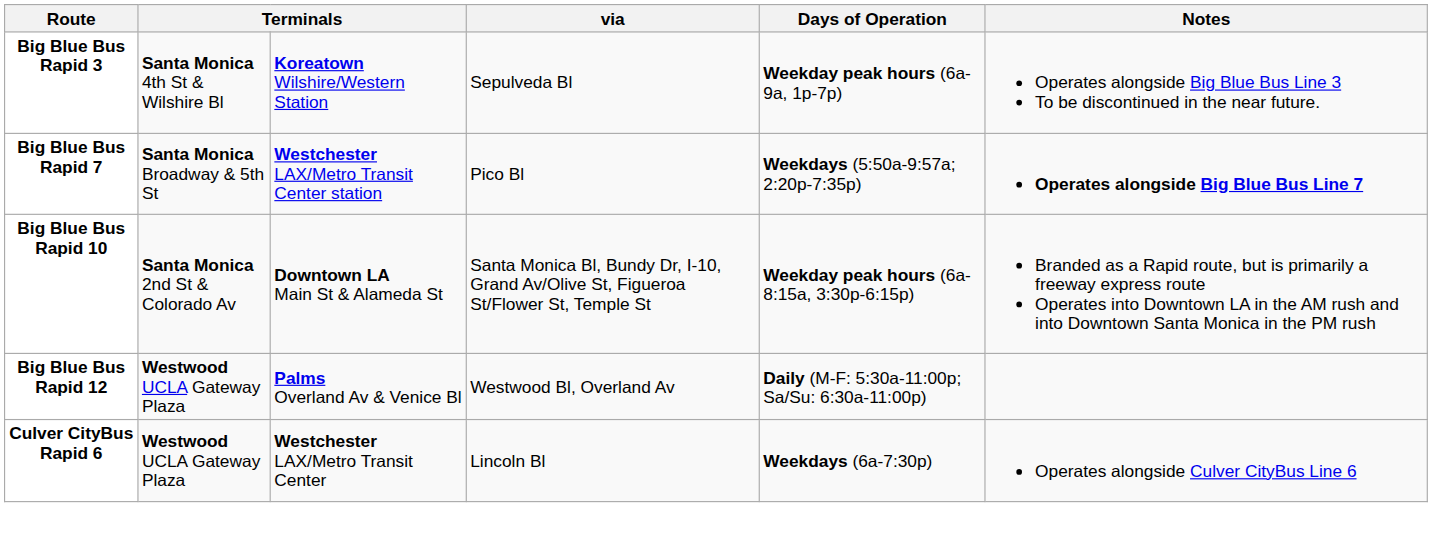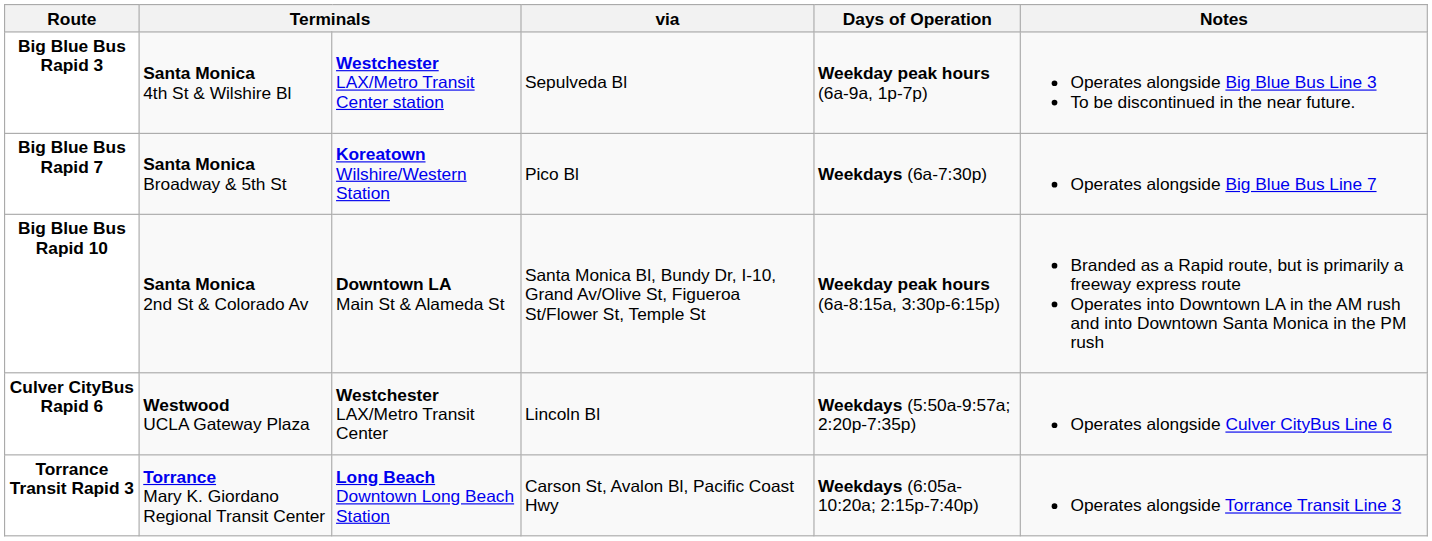(340, 83) Koreatown Wilshire/Western Station -> (405, 83) Westchester LAX/Metro Transit Center station
(344, 174) Westchester LAX/Metro Transit Center station -> (401, 174) Koreatown Wilshire/Western Station
(859, 174) Weekdays (5:50a-9:57a; 2:20p-7:35p) -> (903, 174) Weekdays (6a-7:30p)
(1206, 183) bold -> (1224, 183) normal
- row: (71, 377)
(848, 461) Weekdays (6a-7:30p) -> (914, 414) Weekdays (5:50a-9:57a; 2:20p-7:35p)
+ row: (72, 478)
